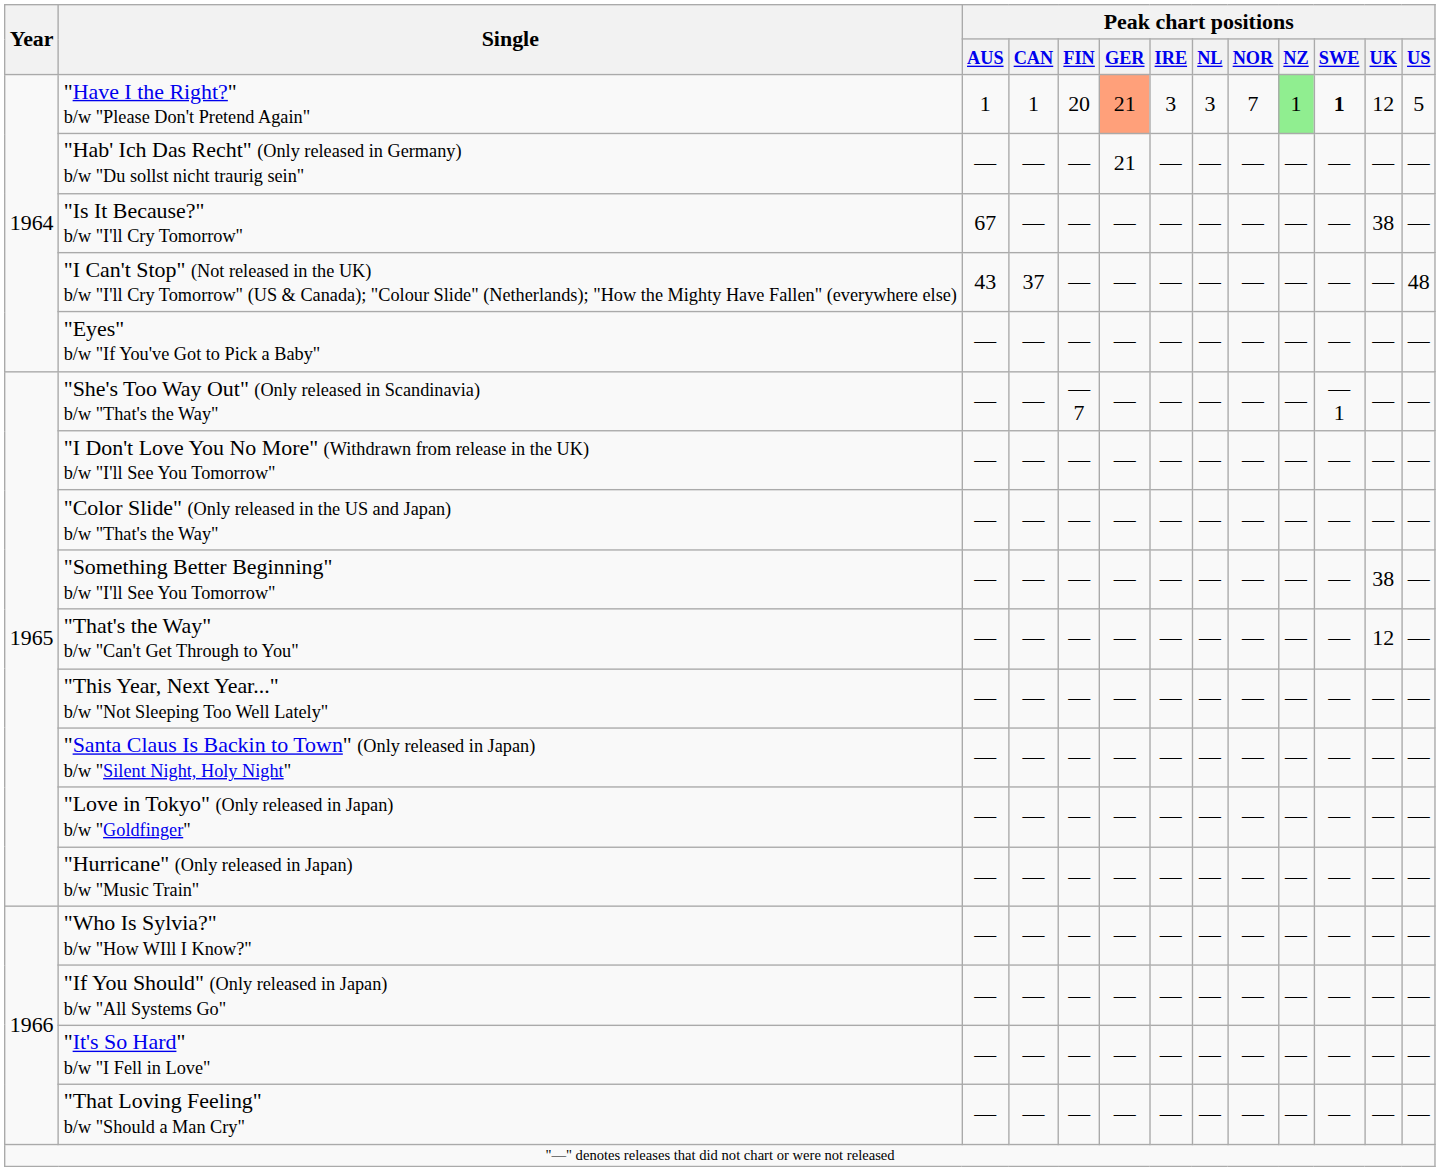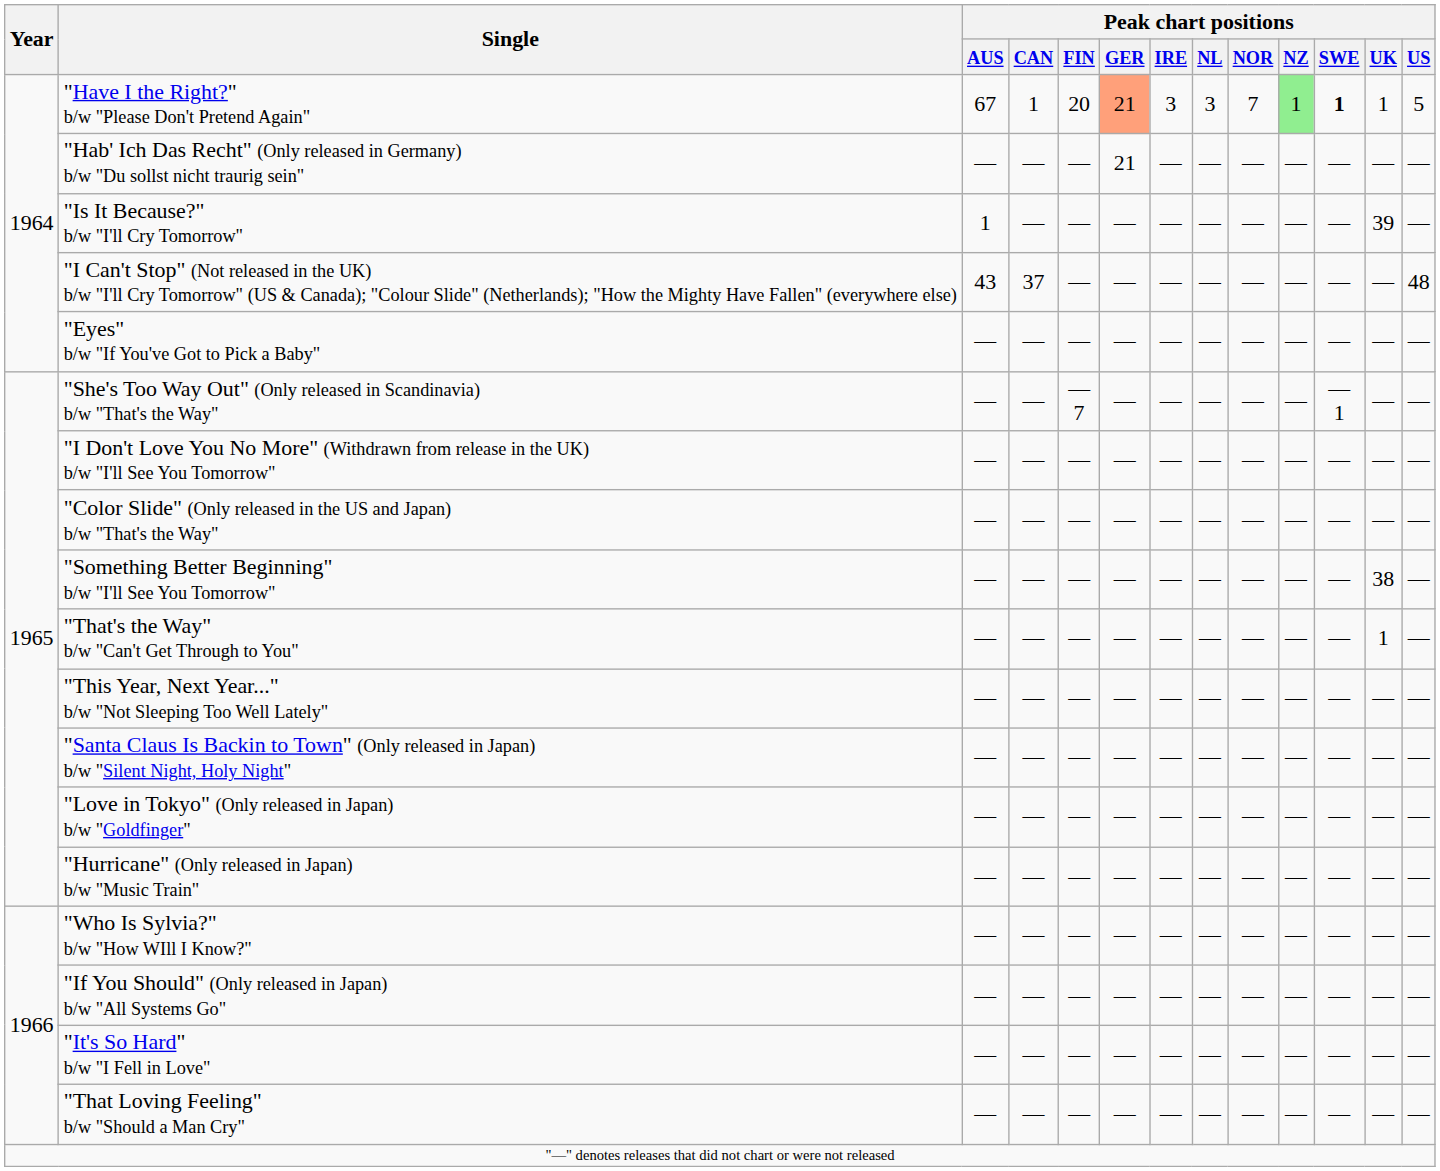(985, 103) 1 -> (985, 103) 67
(1383, 103) 12 -> (1383, 103) 1
(985, 222) 67 -> (985, 222) 1
(1383, 222) 38 -> (1383, 222) 39
(1383, 638) 12 -> (1383, 638) 1
